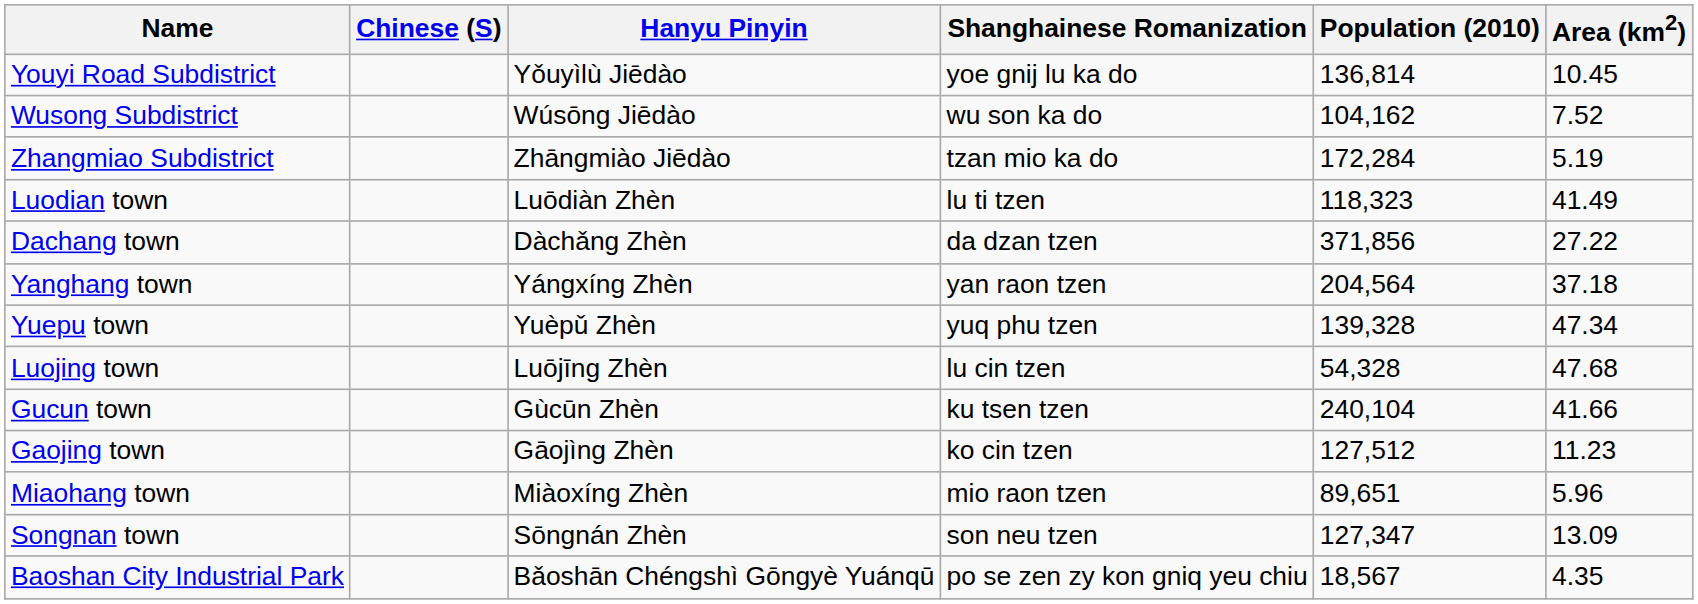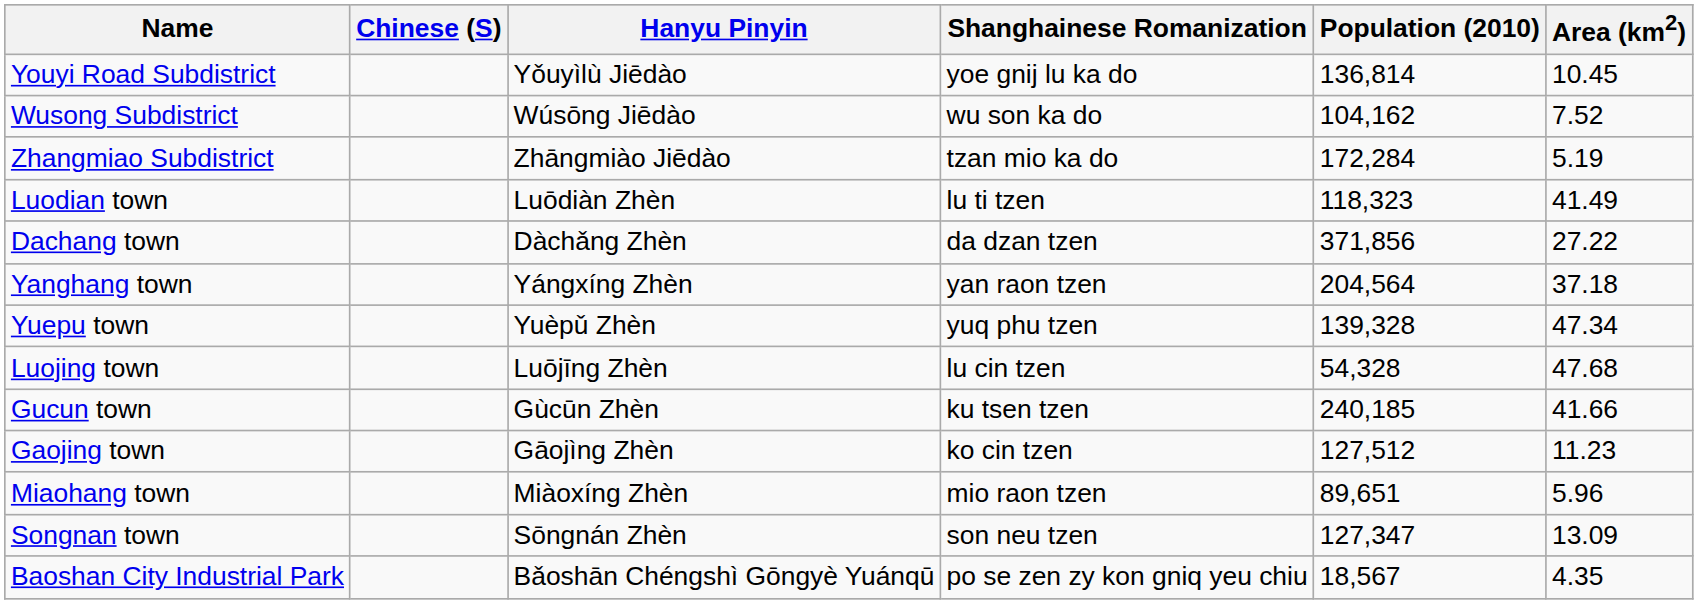(1367, 409) 240,104 -> (1367, 409) 240,185
